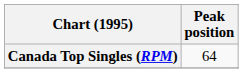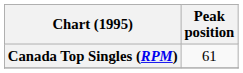(209, 56) 64 -> (209, 56) 61
